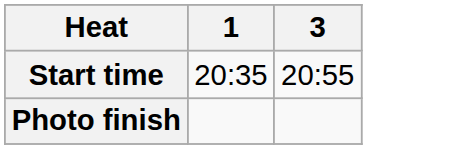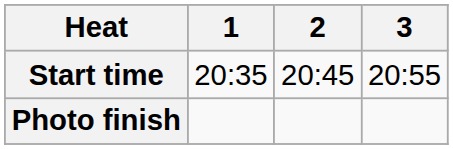+ column: (318, 27)
